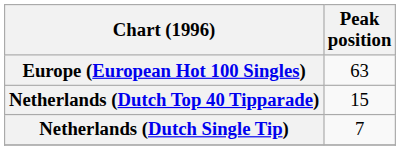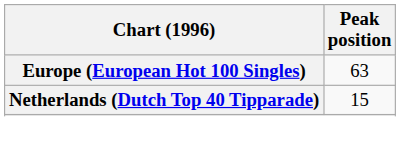- row: (164, 129)
